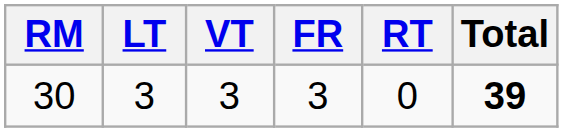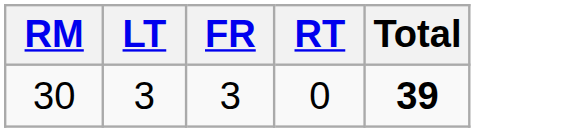- column: (229, 34)
